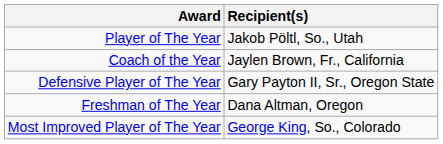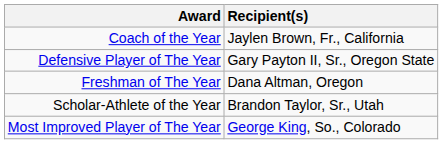- row: (163, 38)
+ row: (137, 105)
